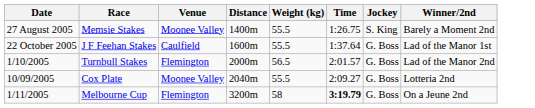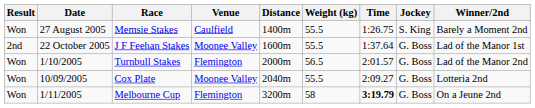+ column: (21, 12)
(193, 29) Moonee Valley -> (213, 29) Caulfield
(180, 45) Caulfield -> (226, 45) Moonee Valley
